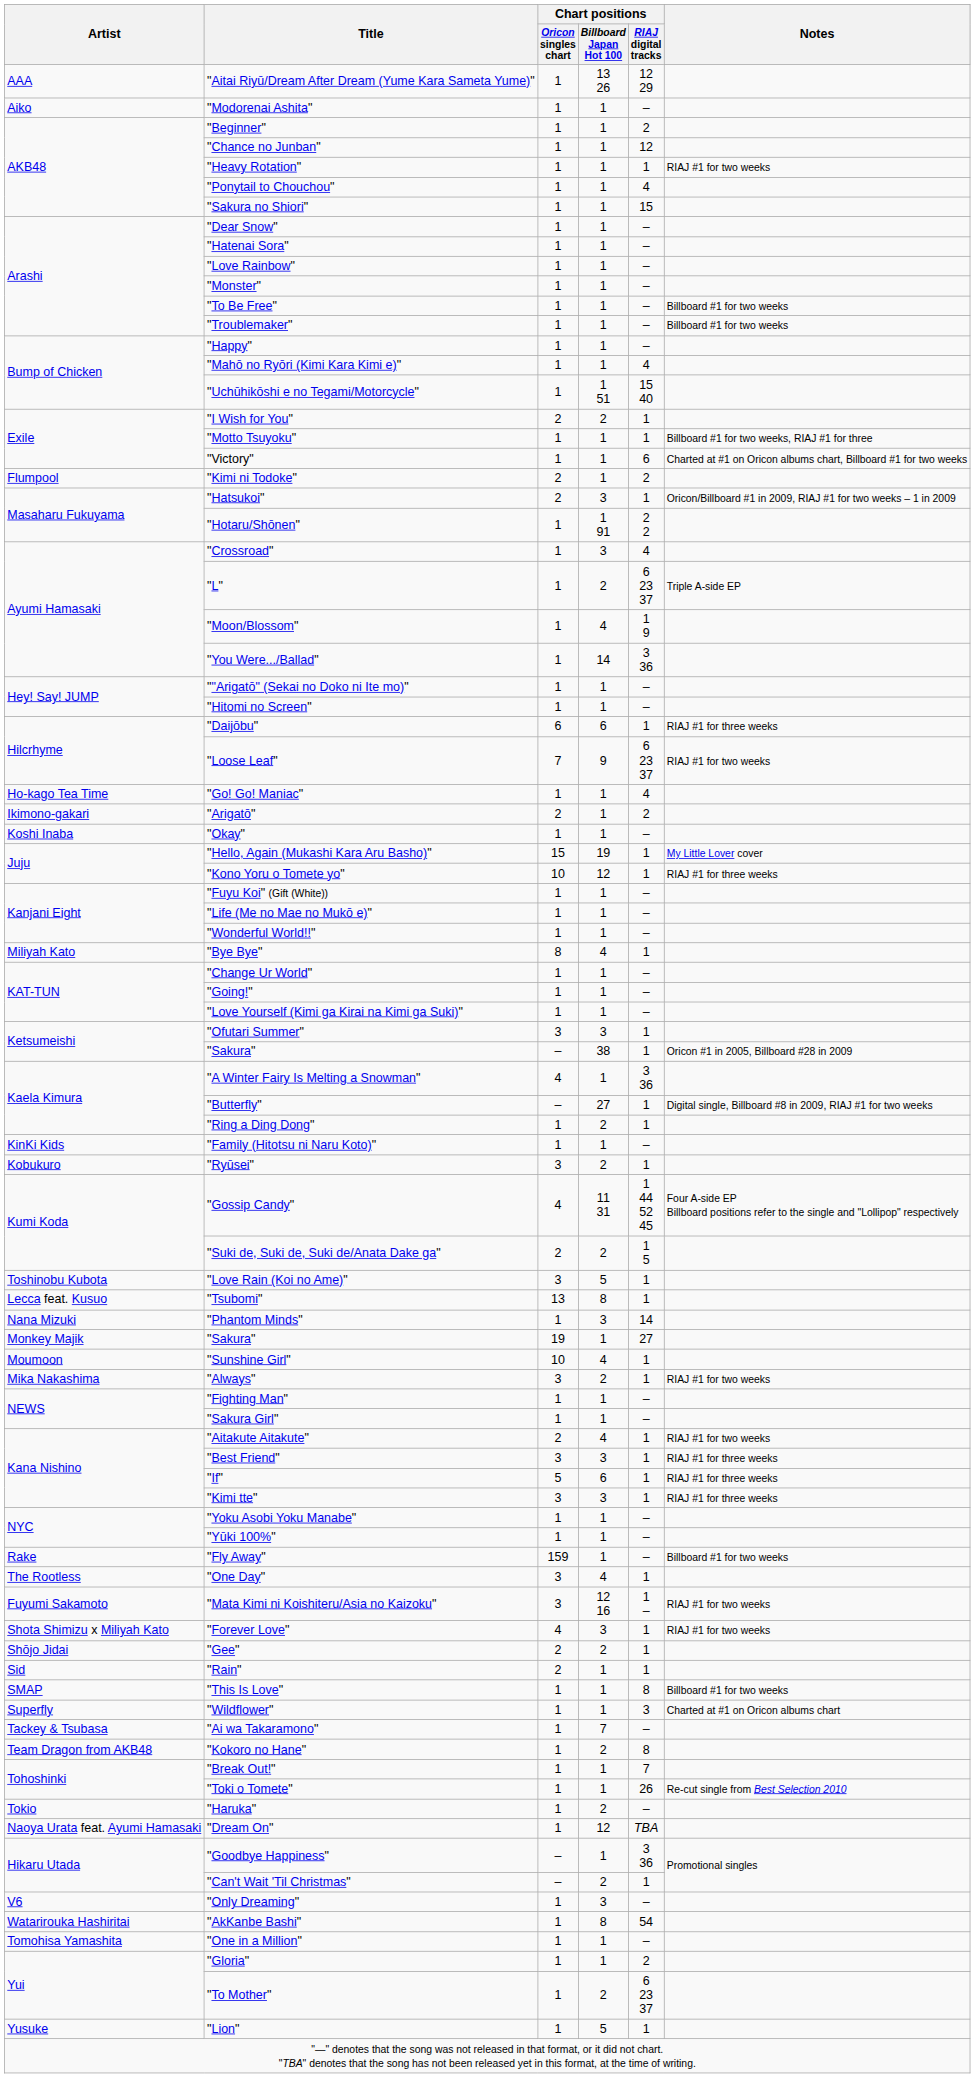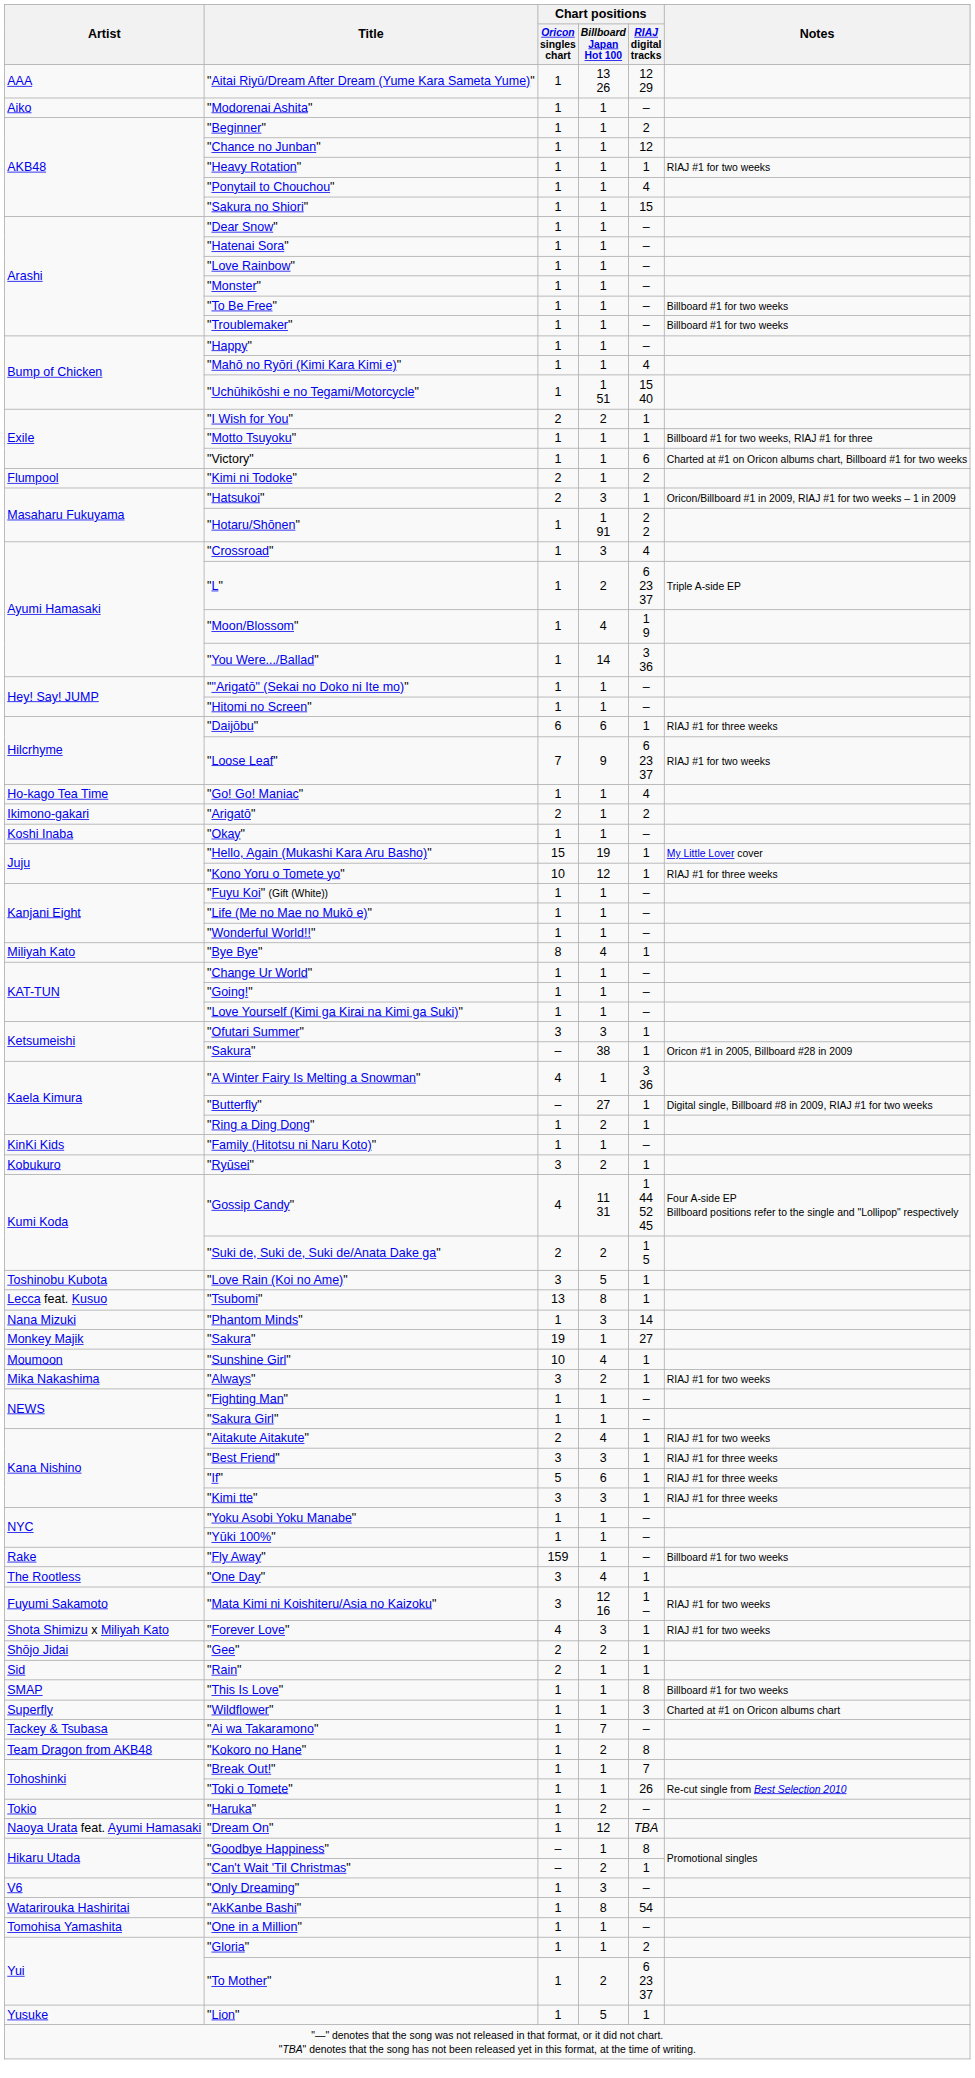(646, 1855) 3 36 -> (646, 1848) 8
